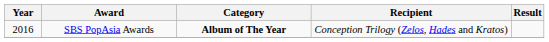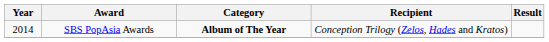(23, 29) 2016 -> (23, 29) 2014
